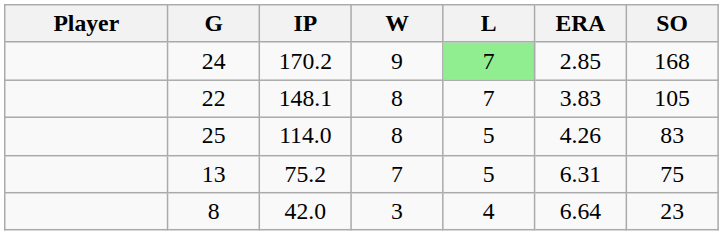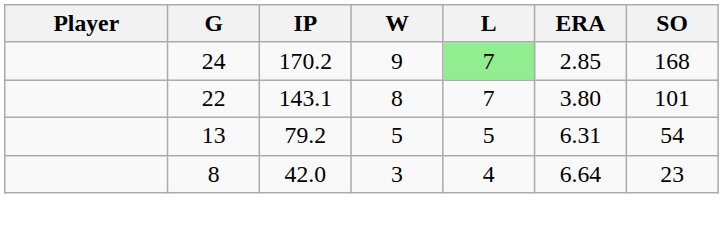(305, 98) 148.1 -> (305, 98) 143.1
(580, 98) 3.83 -> (580, 98) 3.80
(672, 98) 105 -> (672, 98) 101
- row: (214, 135)
(305, 173) 75.2 -> (305, 135) 79.2
(397, 173) 7 -> (397, 135) 5
(672, 173) 75 -> (672, 135) 54
